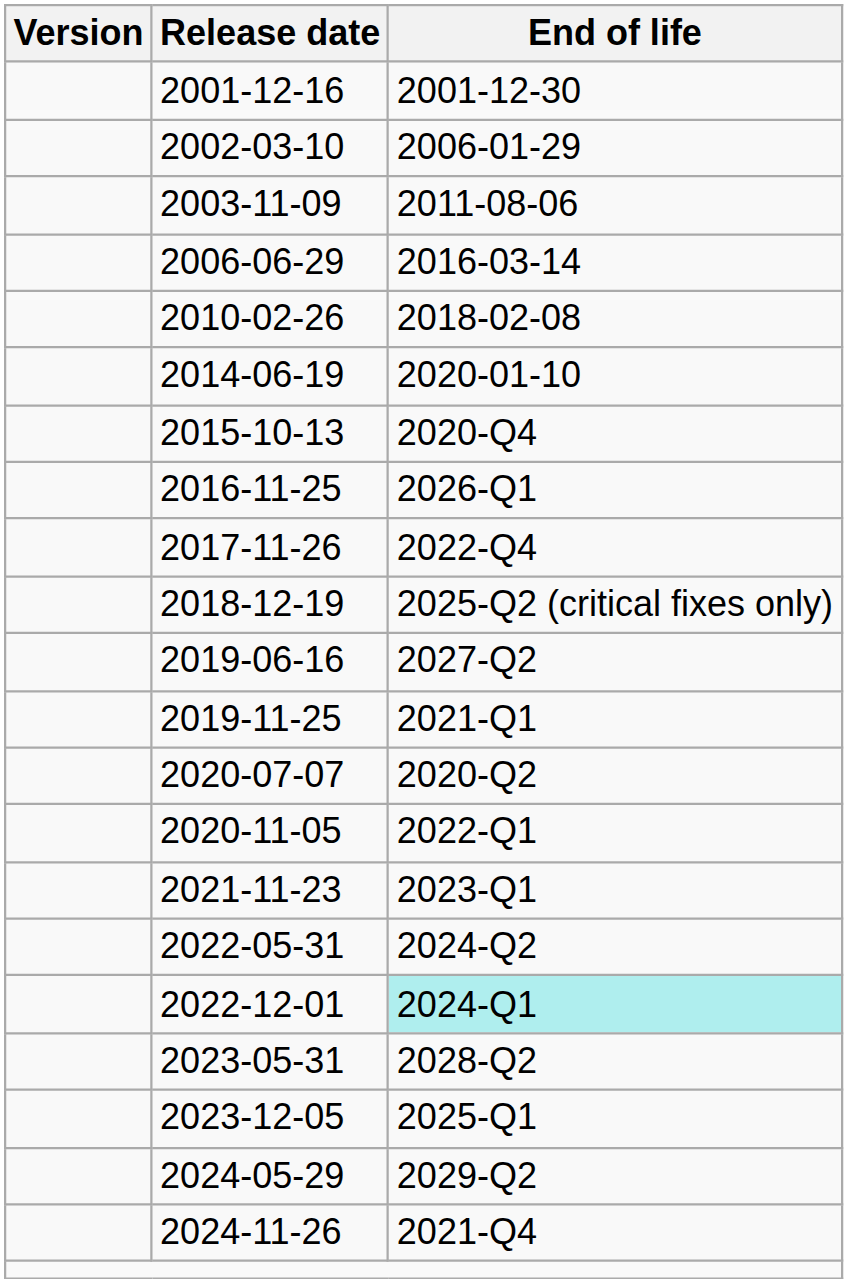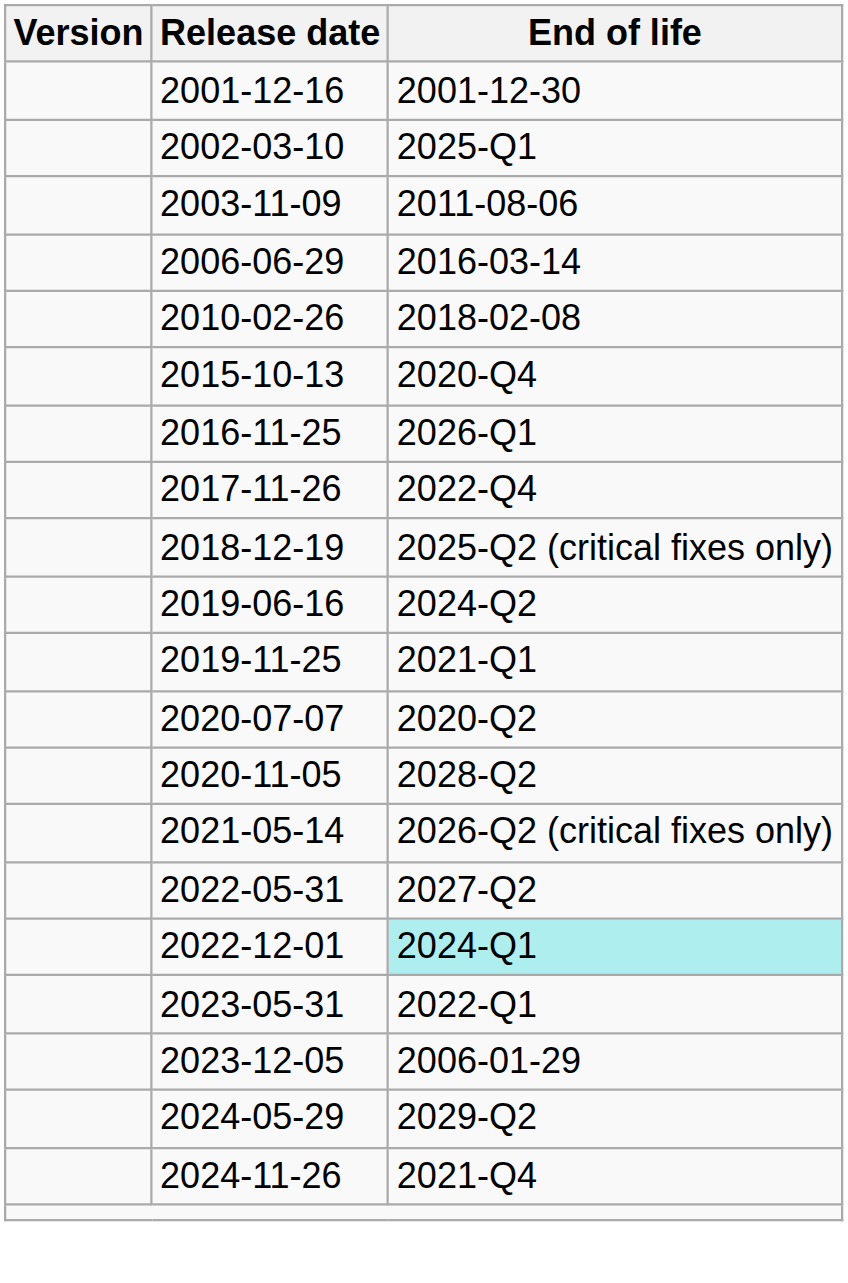(489, 147) 2006-01-29 -> (467, 147) 2025-Q1
- row: (252, 375)
(467, 661) 2027-Q2 -> (467, 603) 2024-Q2
(467, 832) 2022-Q1 -> (467, 775) 2028-Q2
+ row: (252, 832)
- row: (251, 889)
(467, 946) 2024-Q2 -> (467, 889) 2027-Q2
(467, 1060) 2028-Q2 -> (467, 1003) 2022-Q1
(467, 1117) 2025-Q1 -> (489, 1060) 2006-01-29
